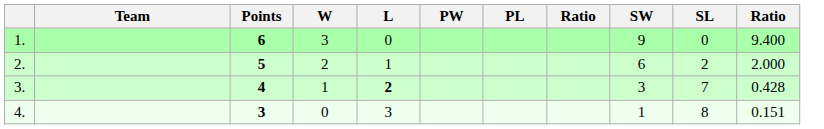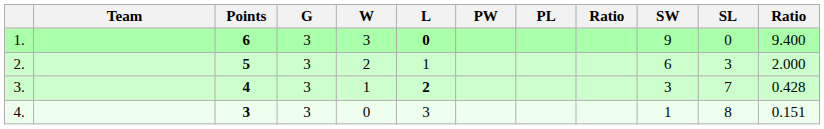+ column: (307, 16)
(388, 40) normal -> (426, 40) bold
(705, 64) 2 -> (728, 64) 3
